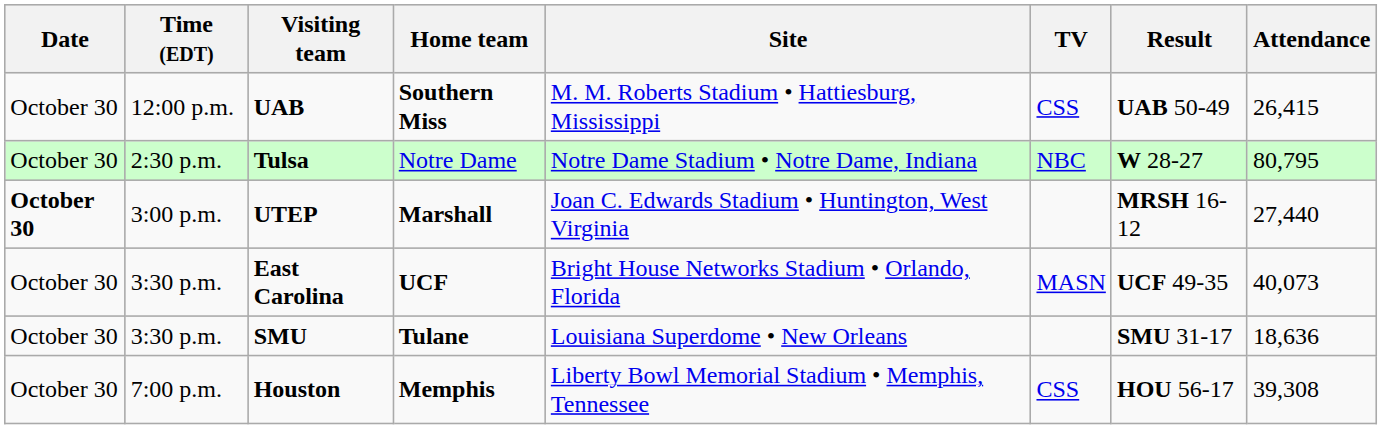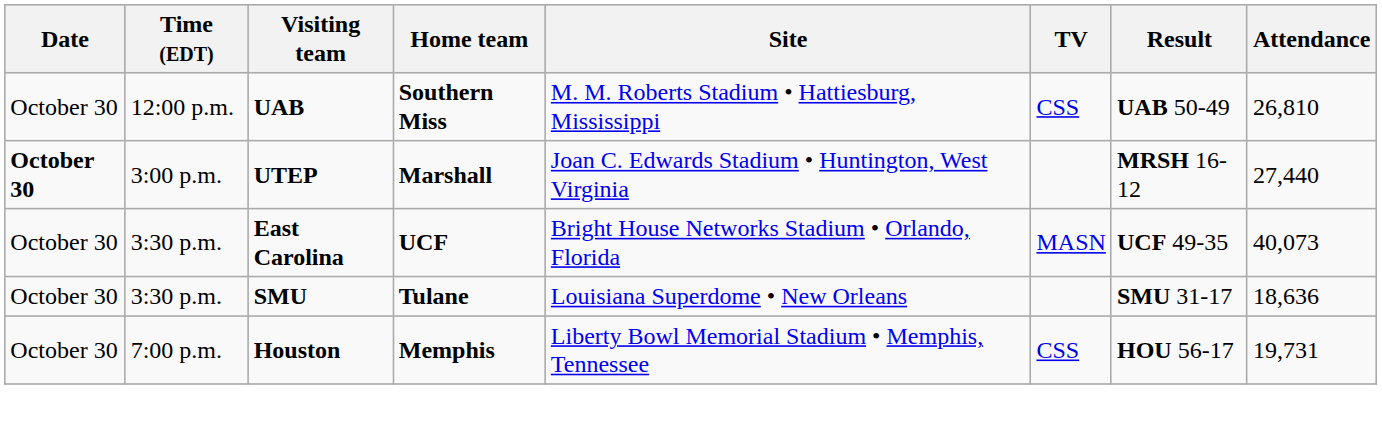(1286, 106) 26,415 -> (1286, 106) 26,810
- row: (281, 160)
(1286, 390) 39,308 -> (1286, 350) 19,731
